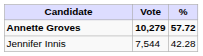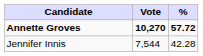(150, 28) 10,279 -> (150, 28) 10,270
